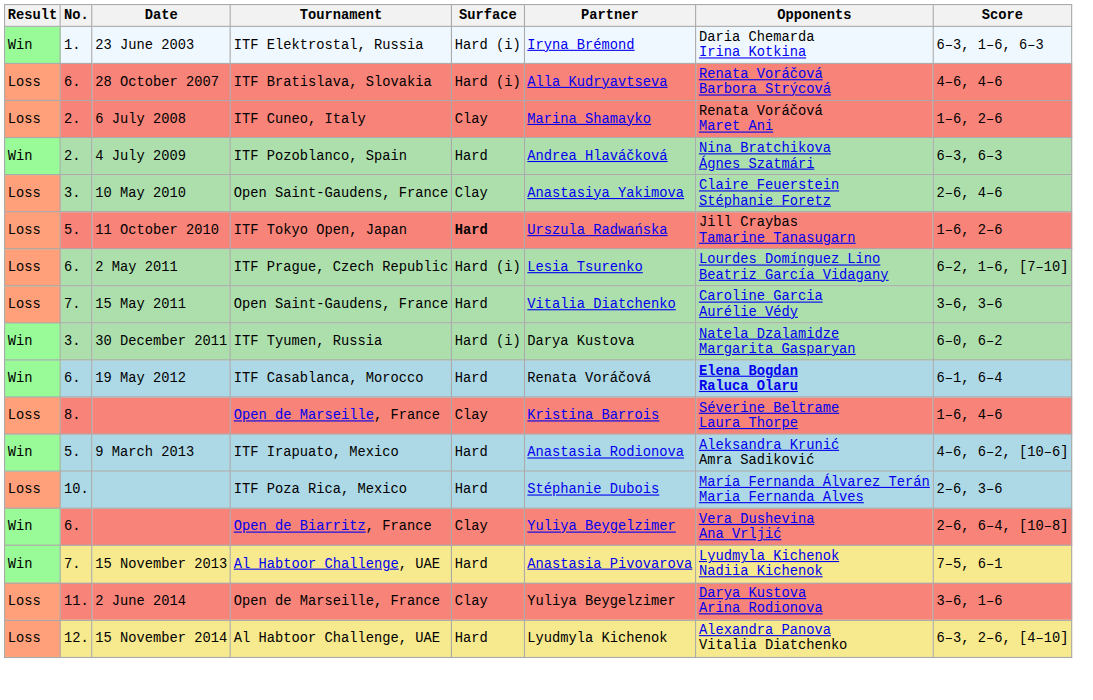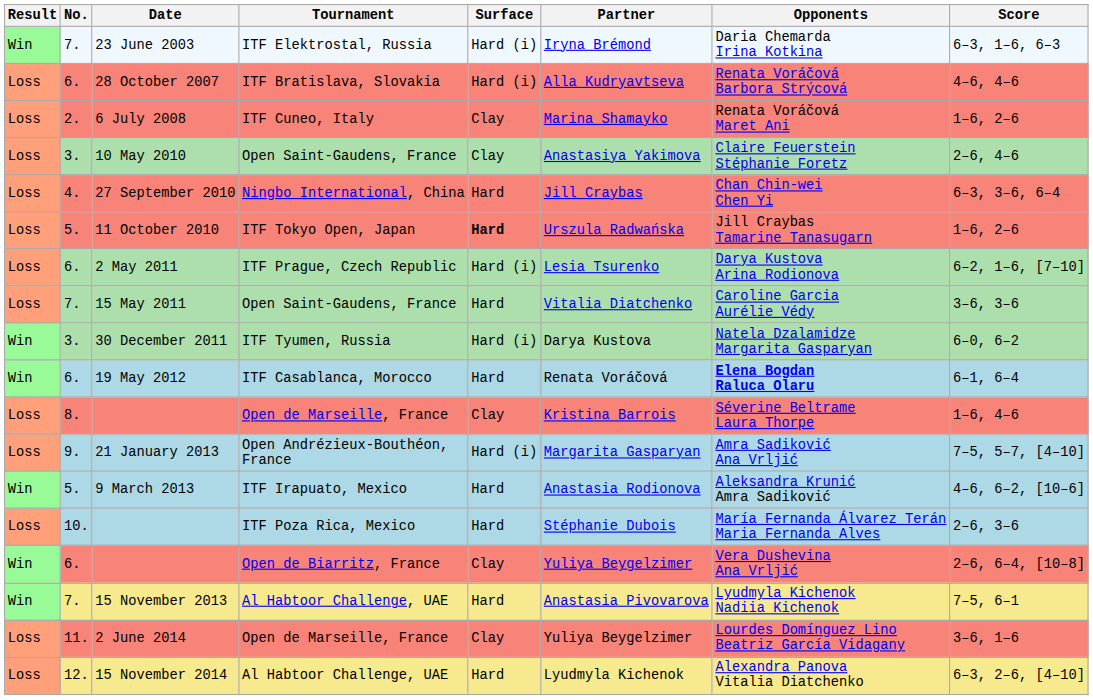(72, 45) 1. -> (72, 45) 7.
- row: (141, 156)
+ row: (165, 193)
(794, 267) Lourdes Domínguez Lino Beatriz García Vidagany -> (777, 267) Darya Kustova Arina Rodionova
+ row: (157, 453)
(761, 601) Darya Kustova Arina Rodionova -> (810, 638) Lourdes Domínguez Lino Beatriz García Vidagany
